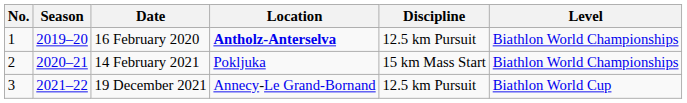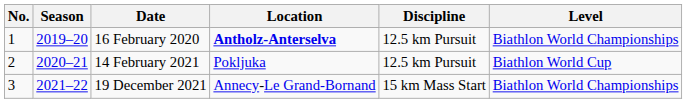(434, 62) 15 km Mass Start -> (429, 62) 12.5 km Pursuit
(586, 62) Biathlon World Championships -> (552, 62) Biathlon World Cup
(429, 86) 12.5 km Pursuit -> (434, 86) 15 km Mass Start
(552, 86) Biathlon World Cup -> (586, 86) Biathlon World Championships
